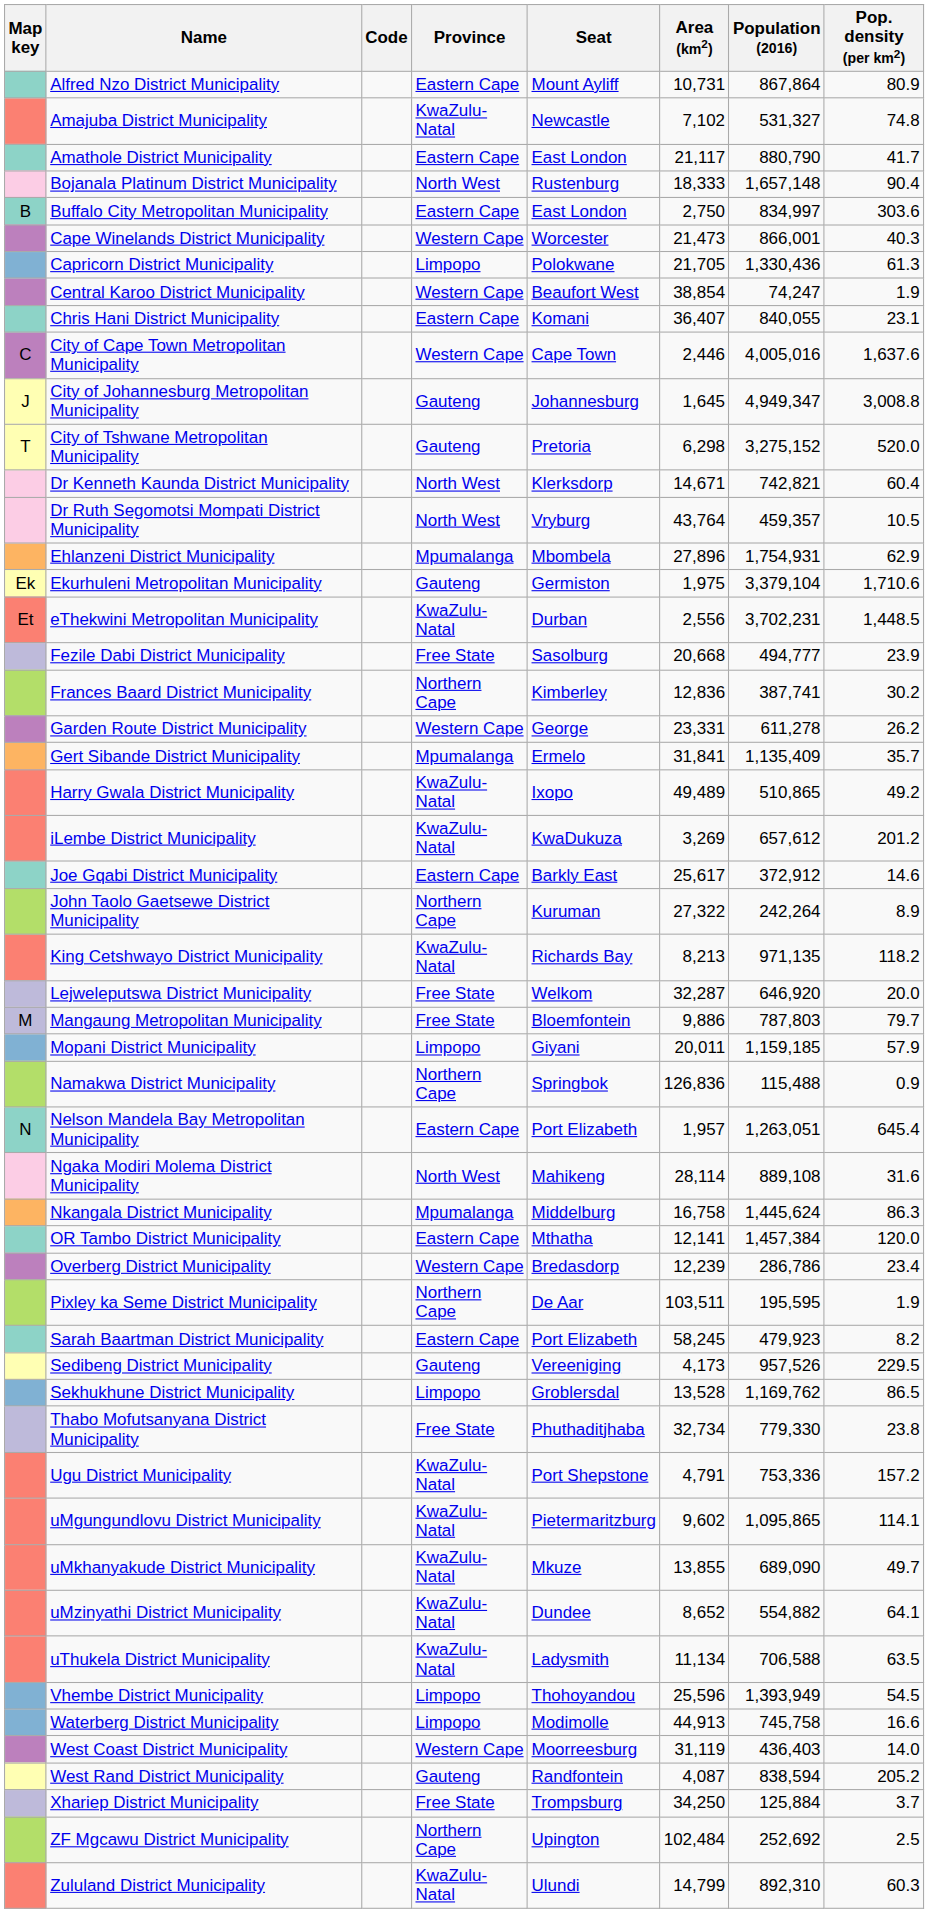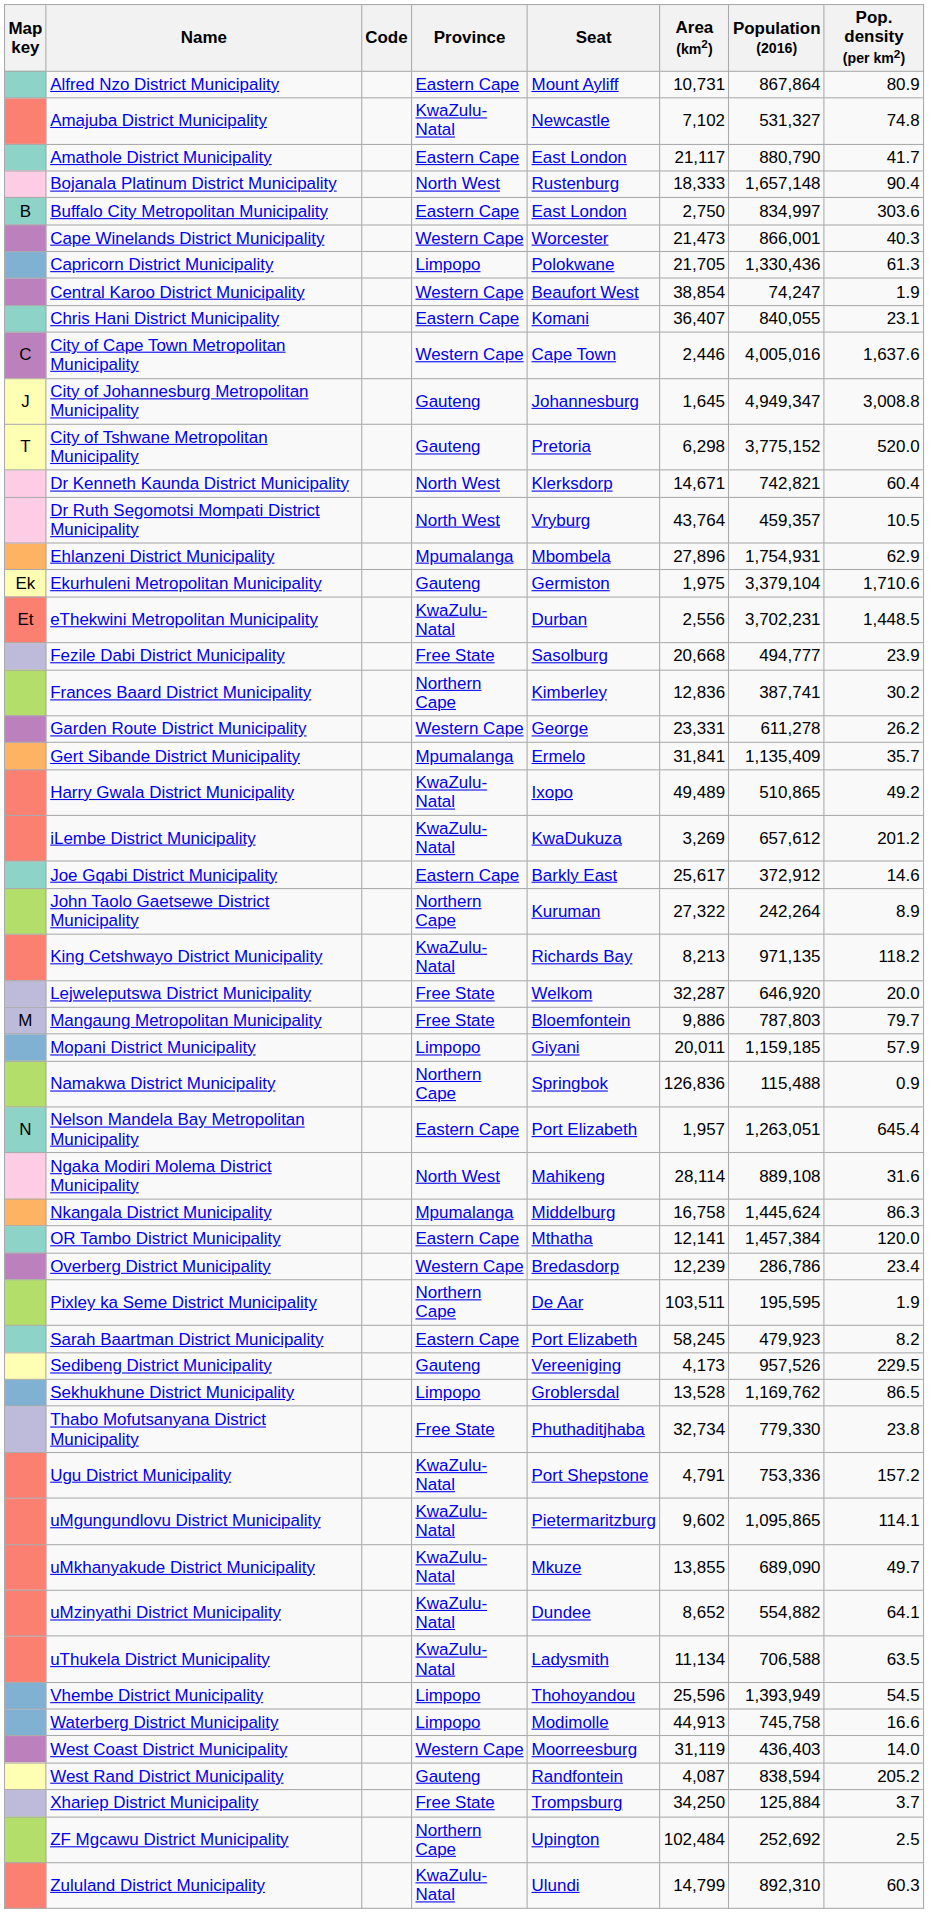(783, 447) 3,275,152 -> (783, 447) 3,775,152
